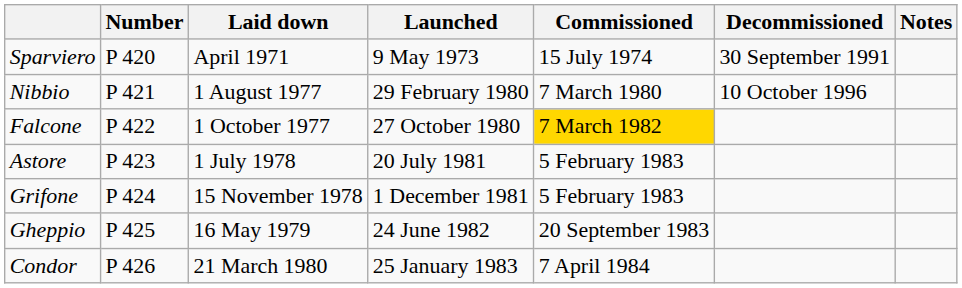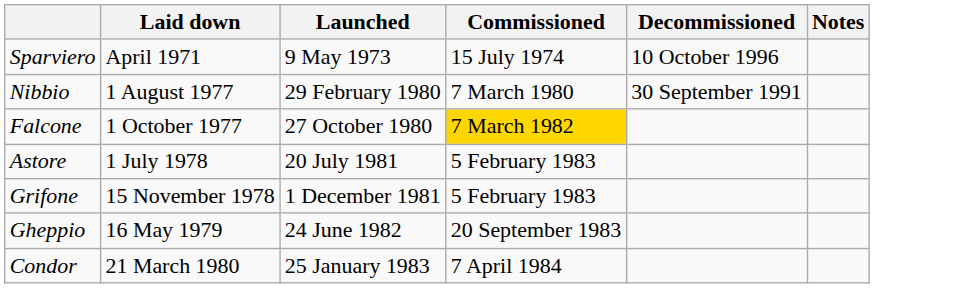- column: (144, 21)
(805, 56) 30 September 1991 -> (705, 56) 10 October 1996
(793, 91) 10 October 1996 -> (717, 91) 30 September 1991
